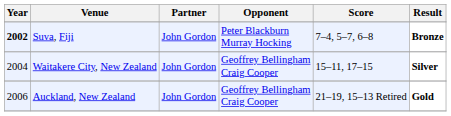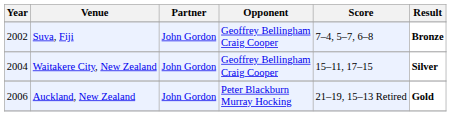(17, 37) bold -> (17, 37) normal
(256, 37) Peter Blackburn Murray Hocking -> (266, 37) Geoffrey Bellingham Craig Cooper
(266, 96) Geoffrey Bellingham Craig Cooper -> (256, 96) Peter Blackburn Murray Hocking
